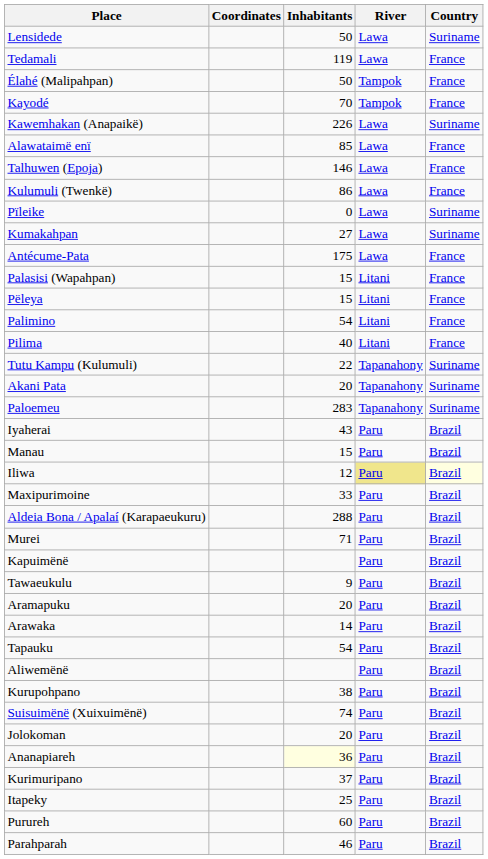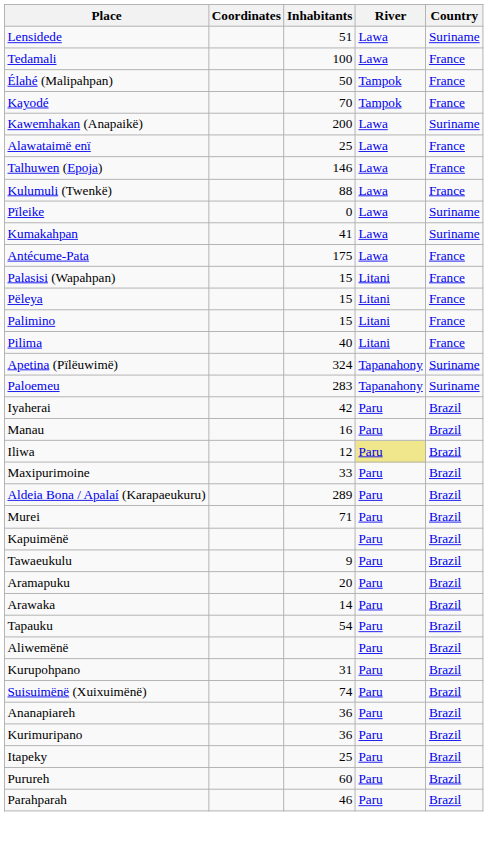(346, 37) 50 -> (346, 37) 51
(343, 59) 119 -> (342, 59) 100
(342, 124) 226 -> (342, 124) 200
(346, 146) 85 -> (346, 146) 25
(346, 190) 86 -> (346, 190) 88
(346, 233) 27 -> (346, 233) 41
(346, 320) 54 -> (346, 320) 15
- row: (72, 364)
+ row: (63, 364)
- row: (37, 386)
(346, 429) 43 -> (346, 408) 42
(346, 451) 15 -> (346, 429) 16
(445, 473) lightyellow background -> (445, 451) no background
(342, 517) 288 -> (342, 495) 289
(346, 691) 38 -> (346, 669) 31
- row: (37, 735)
(346, 756) lightyellow background -> (346, 713) no background
(346, 778) 37 -> (346, 735) 36
